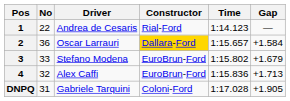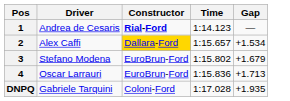- column: (46, 12)
(162, 28) normal -> (146, 28) bold
(88, 43) Oscar Larrauri -> (60, 43) Alex Caffi
(268, 43) +1.584 -> (250, 43) +1.534
(77, 74) Alex Caffi -> (70, 74) Oscar Larrauri
(268, 89) +1.905 -> (250, 89) +1.935
